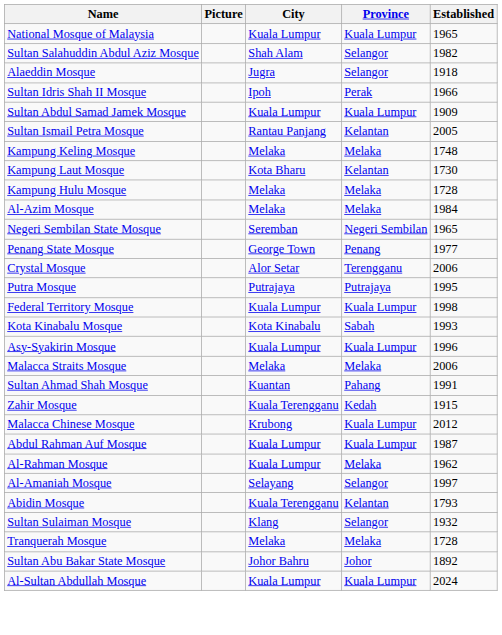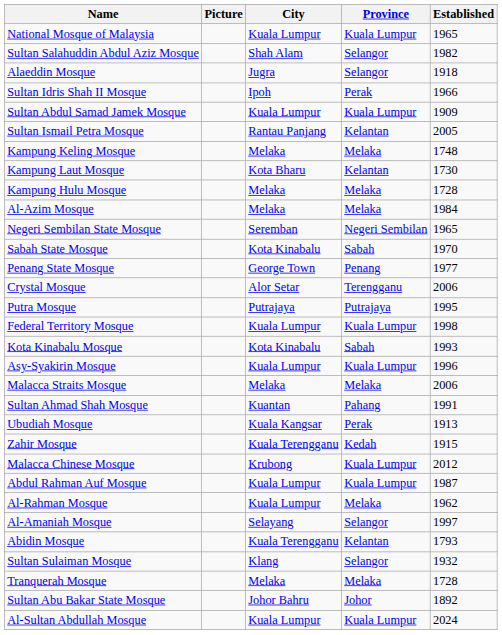+ row: (58, 248)
+ row: (50, 424)
